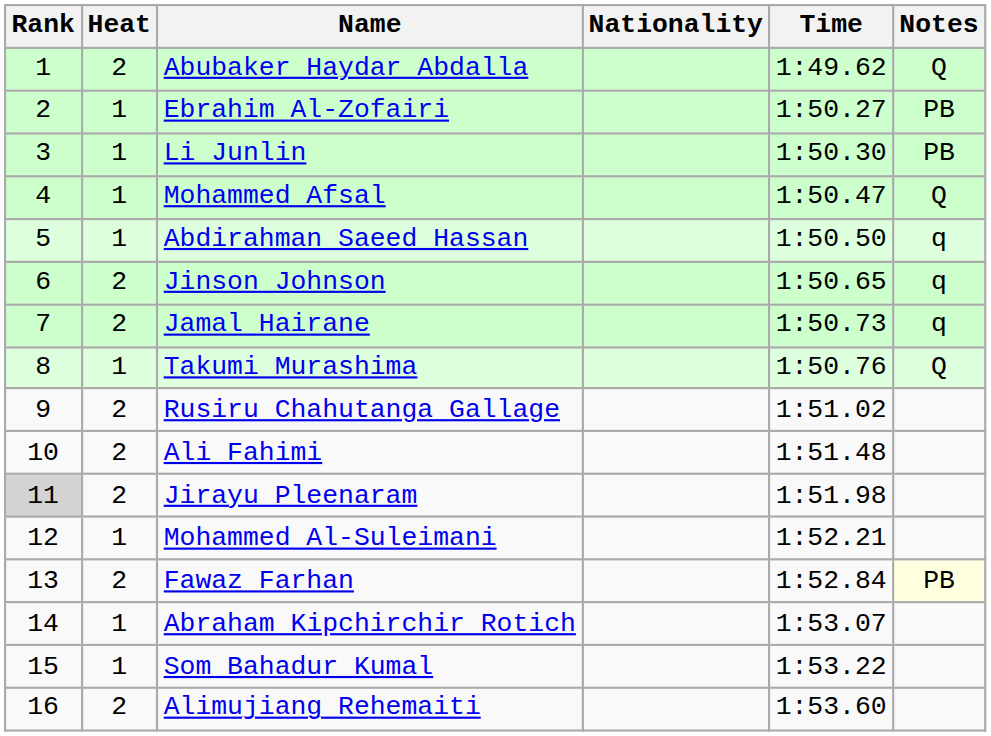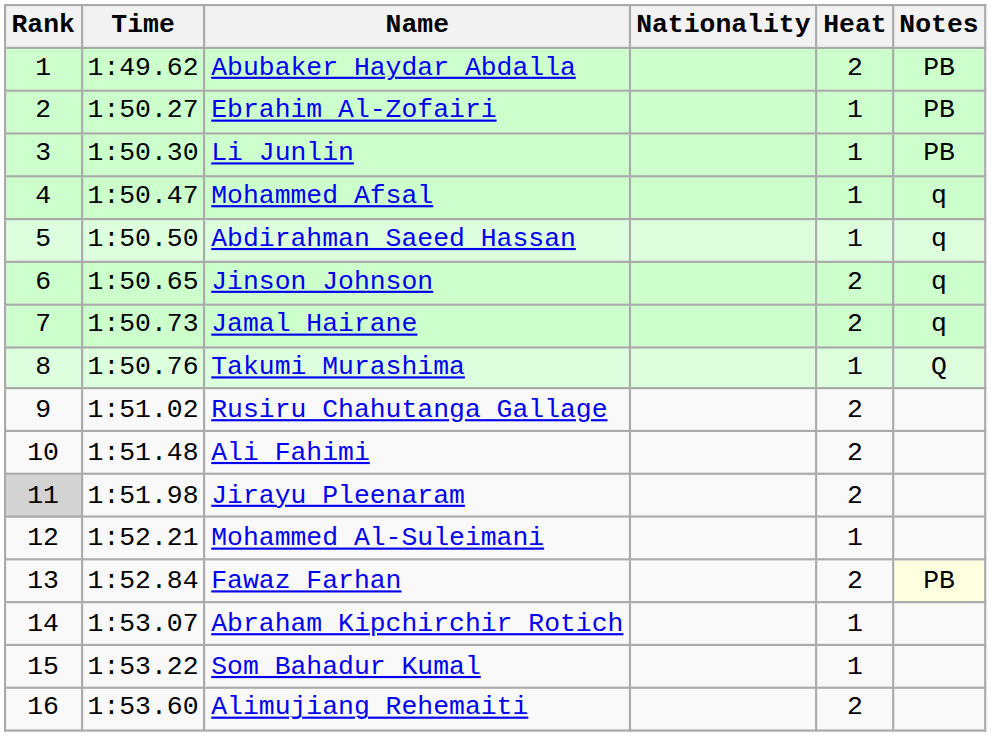columns swapped: (119, 27) <-> (831, 27)
(939, 69) Q -> (939, 69) PB
(939, 197) Q -> (939, 197) q
